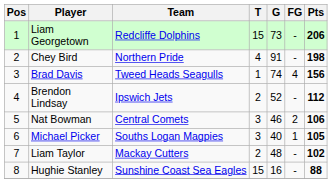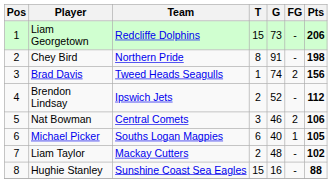(258, 58) 4 -> (258, 58) 8
(295, 74) 4 -> (295, 74) 2
(258, 137) 3 -> (258, 137) 6
